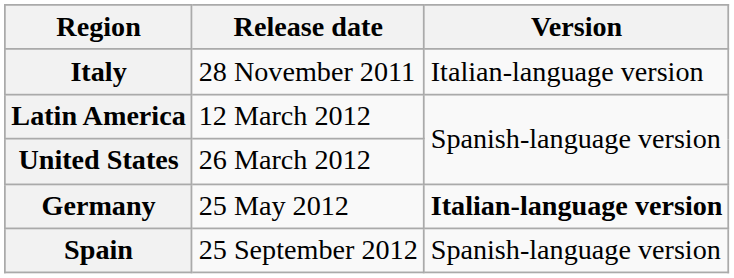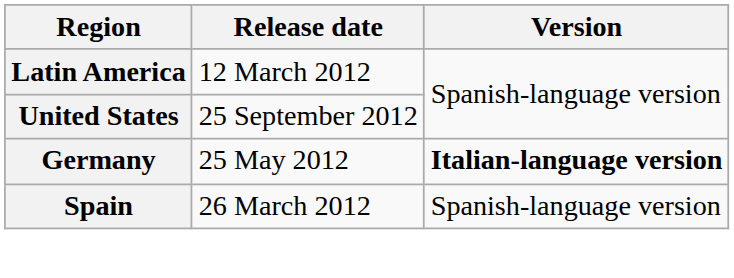- row: (99, 71)
(285, 160) 26 March 2012 -> (308, 116) 25 September 2012
(308, 250) 25 September 2012 -> (285, 205) 26 March 2012
